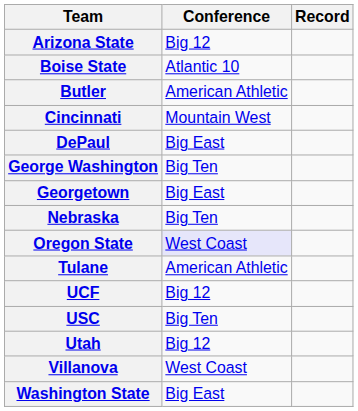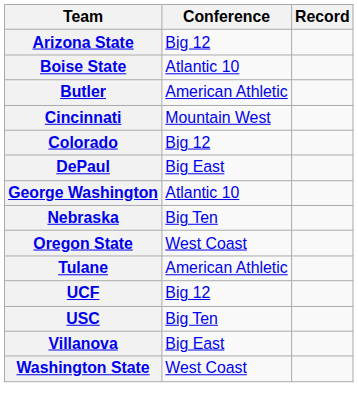+ row: (83, 142)
(192, 167) Big Ten -> (202, 192) Atlantic 10
- row: (83, 192)
(206, 243) lavender background -> (206, 243) no background
- row: (83, 343)
(206, 368) West Coast -> (195, 343) Big East
(195, 393) Big East -> (206, 368) West Coast
